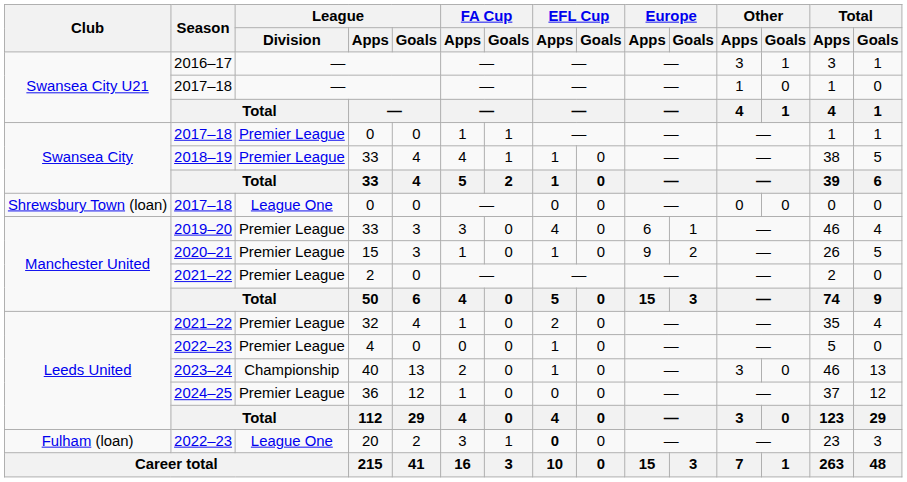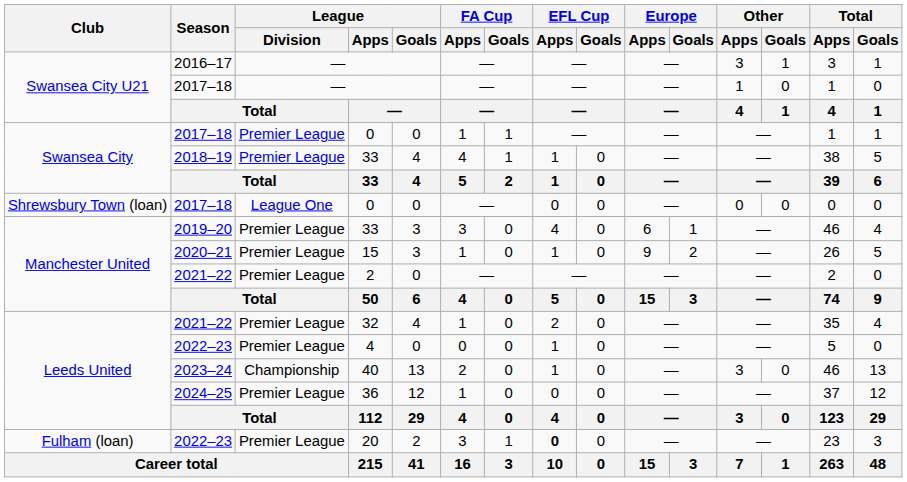(292, 441) League One -> (292, 441) Premier League
